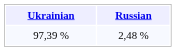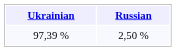(133, 35) 2,48 % -> (133, 35) 2,50 %
